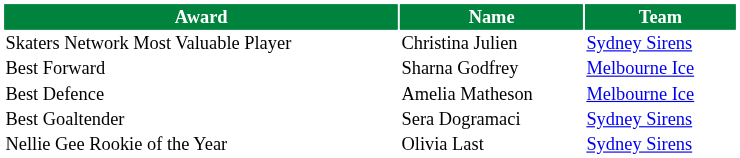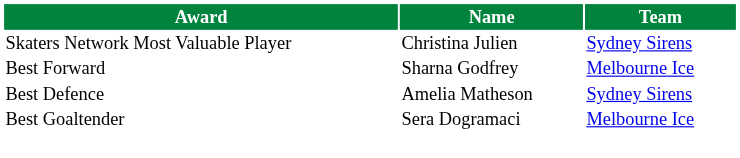(640, 93) Melbourne Ice -> (639, 93) Sydney Sirens
(639, 119) Sydney Sirens -> (640, 119) Melbourne Ice
- row: (116, 144)
